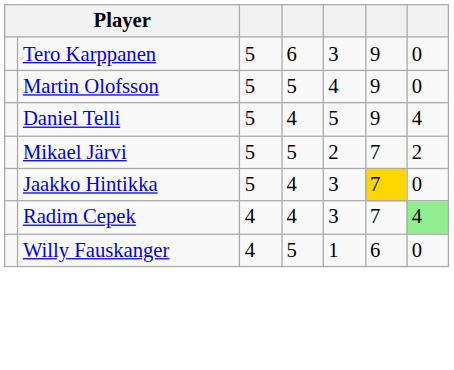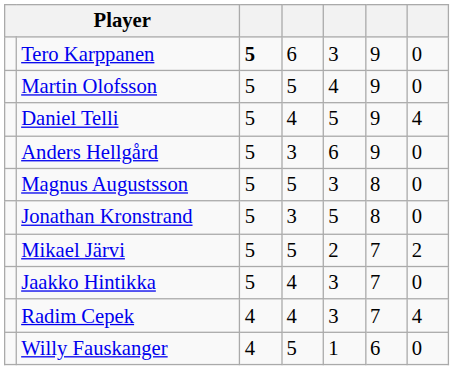(250, 53) normal -> (250, 53) bold
+ row: (90, 151)
+ row: (105, 184)
+ row: (107, 217)
(375, 184) gold background -> (375, 282) no background
(417, 217) lightgreen background -> (417, 315) no background
